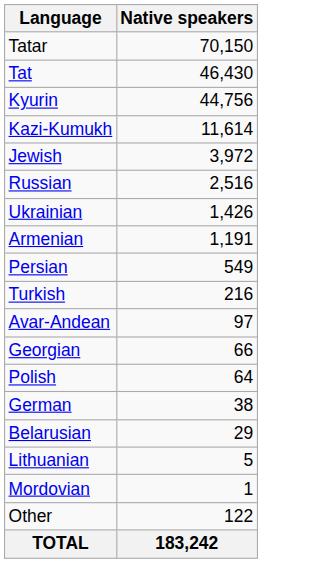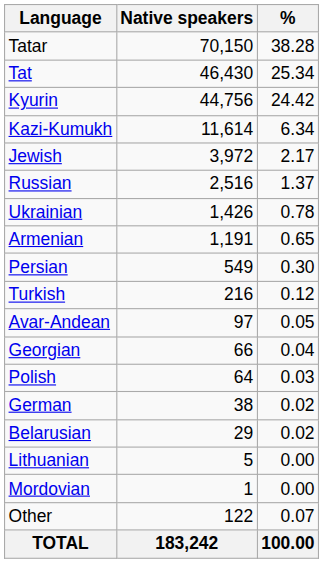+ column: (288, 18)
